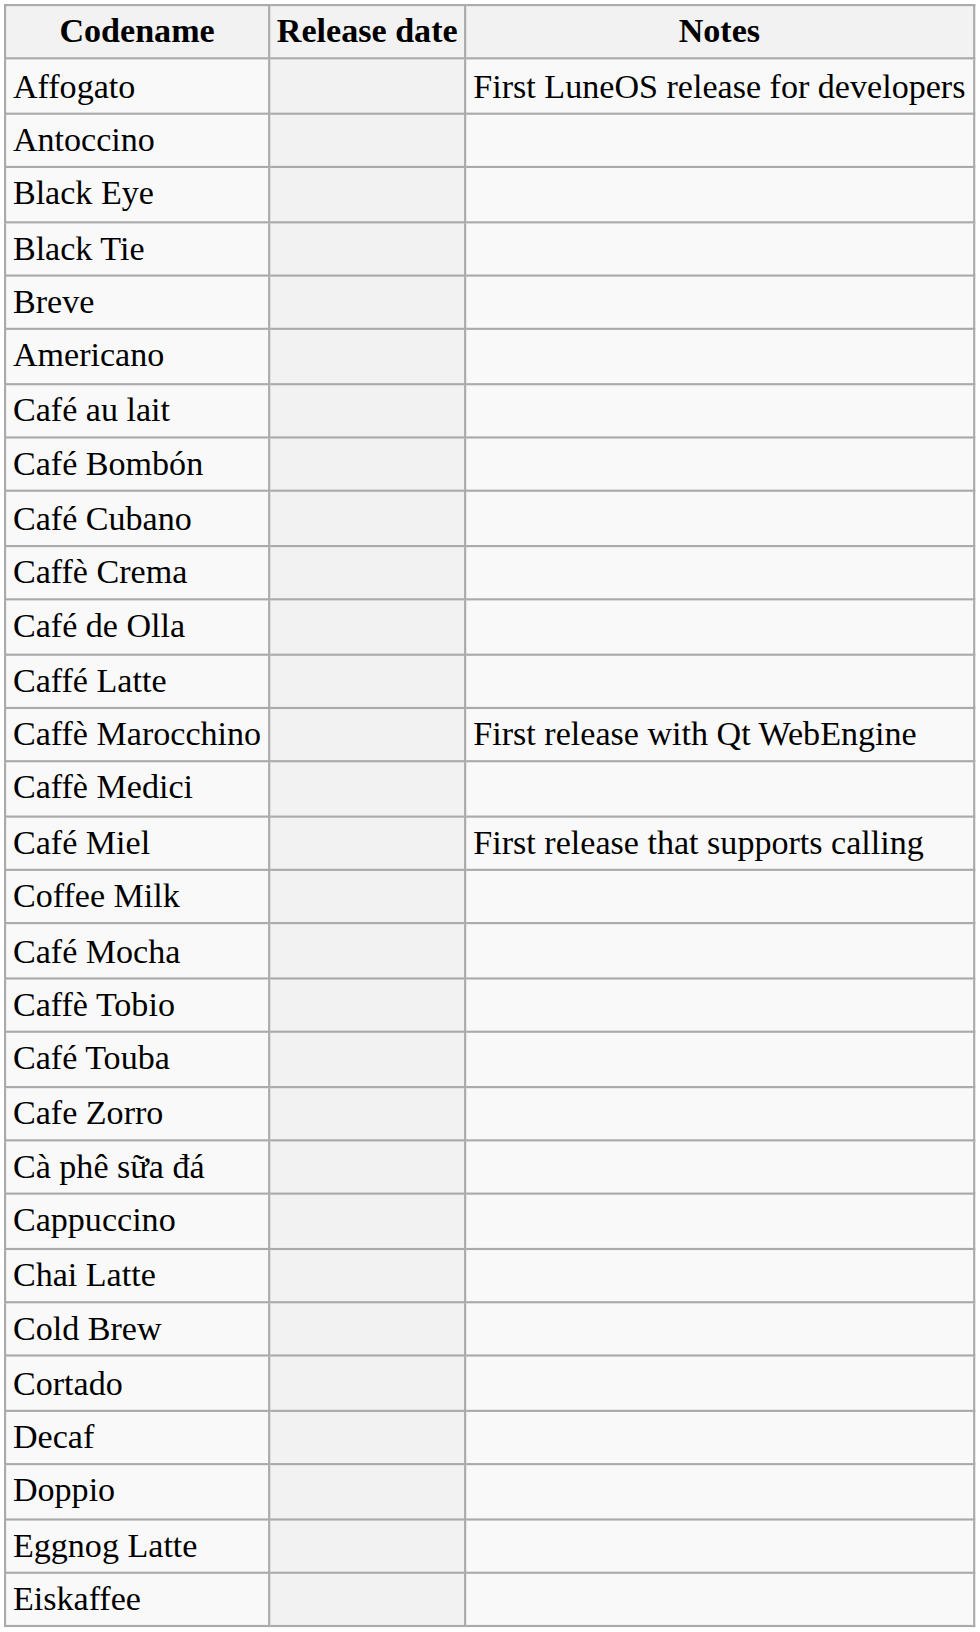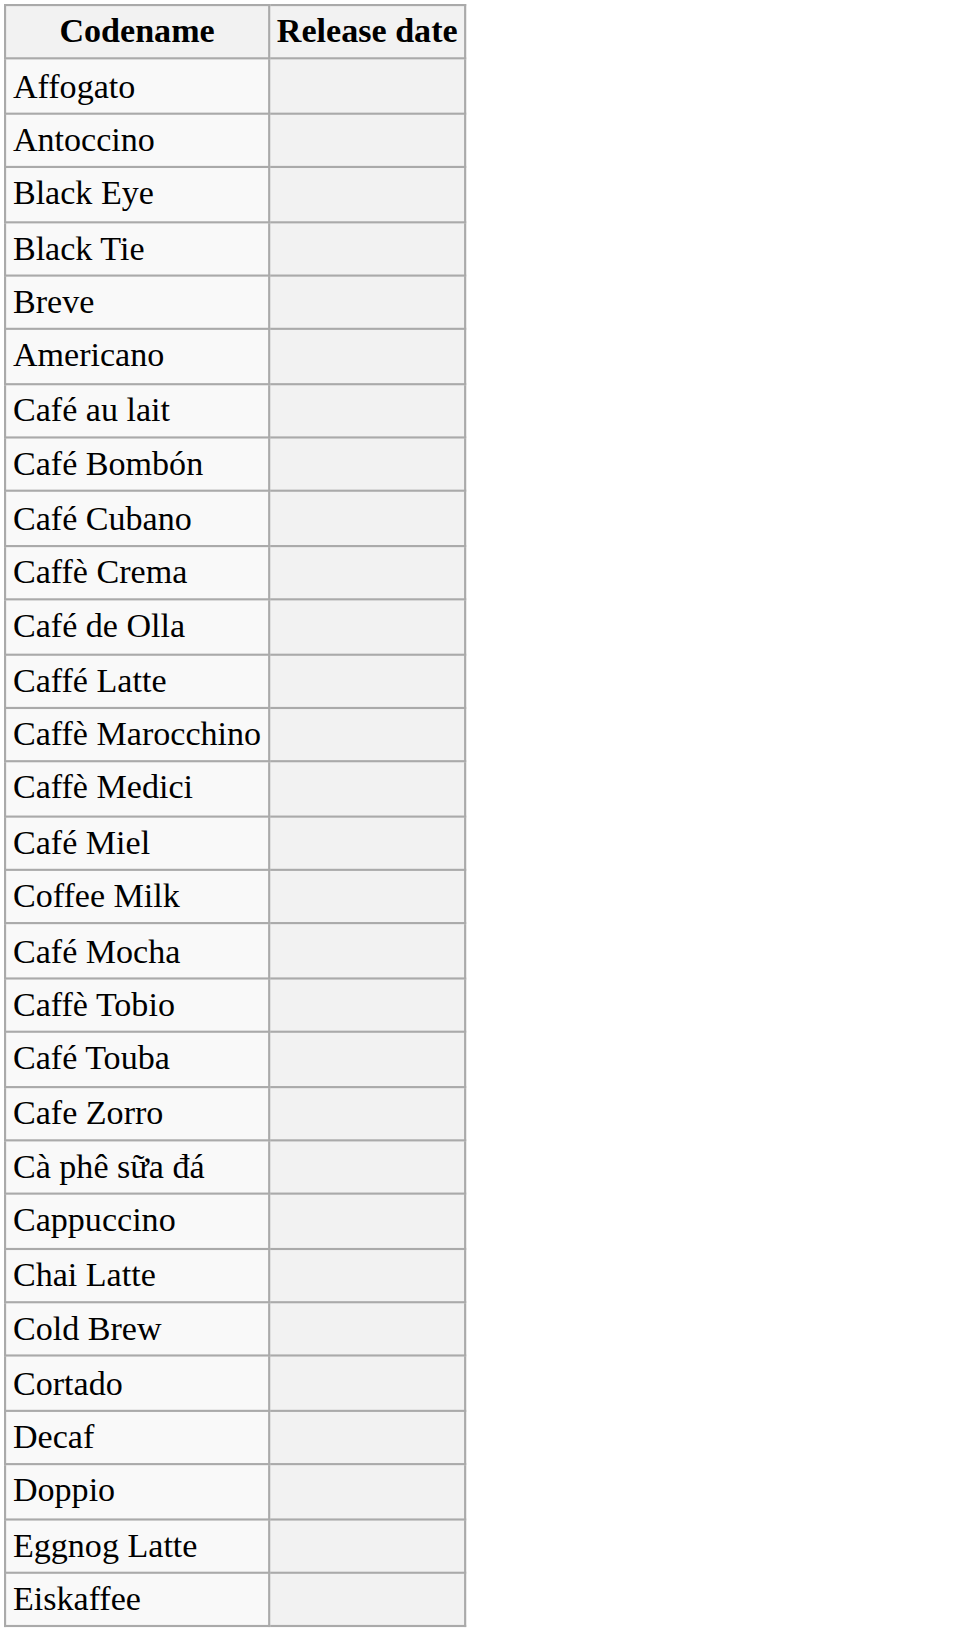- column: (719, 31)
